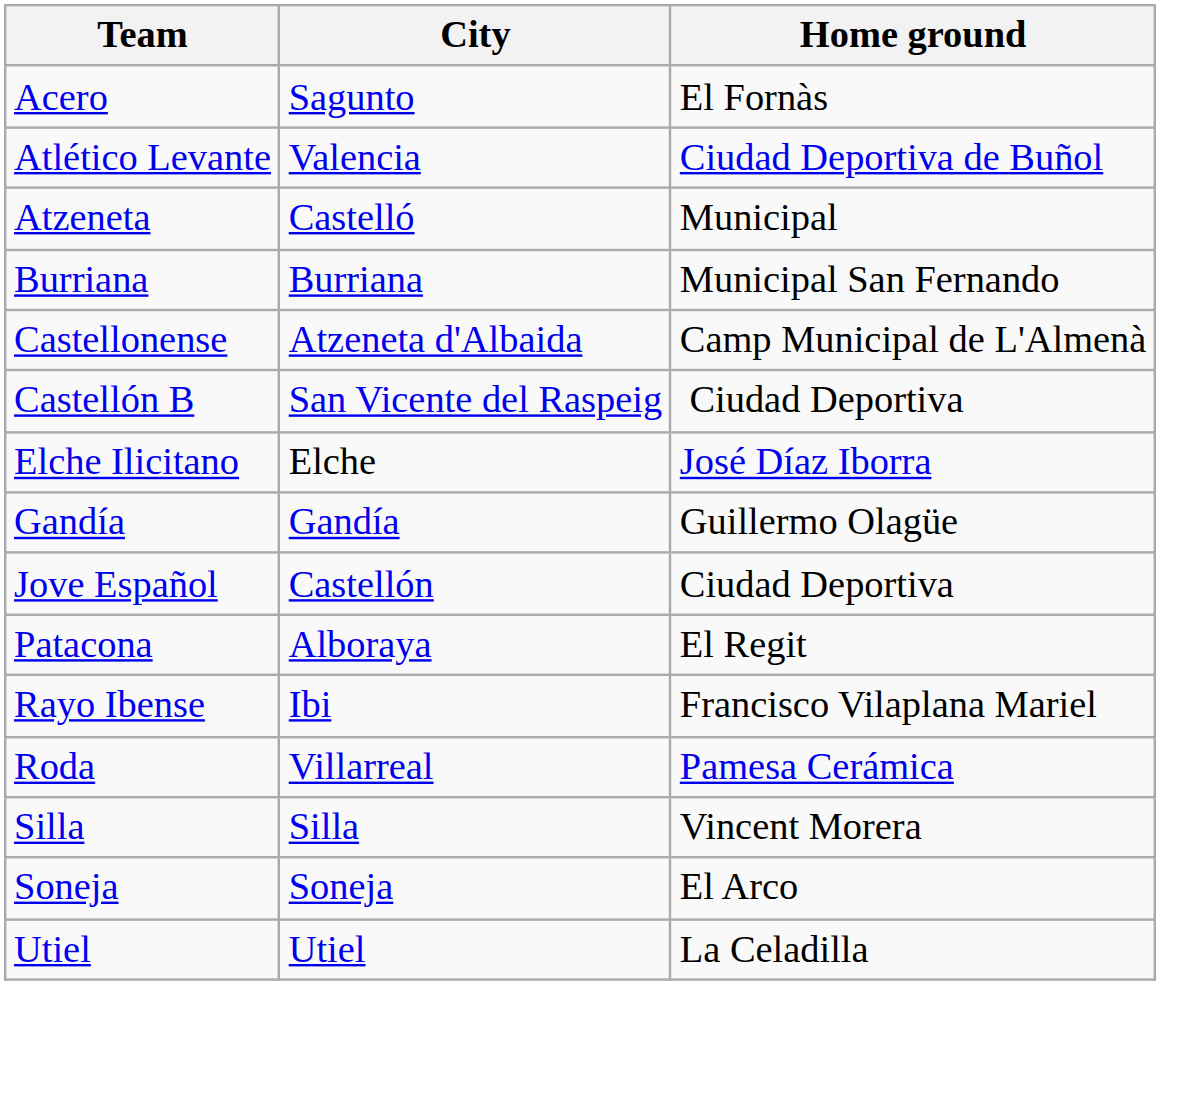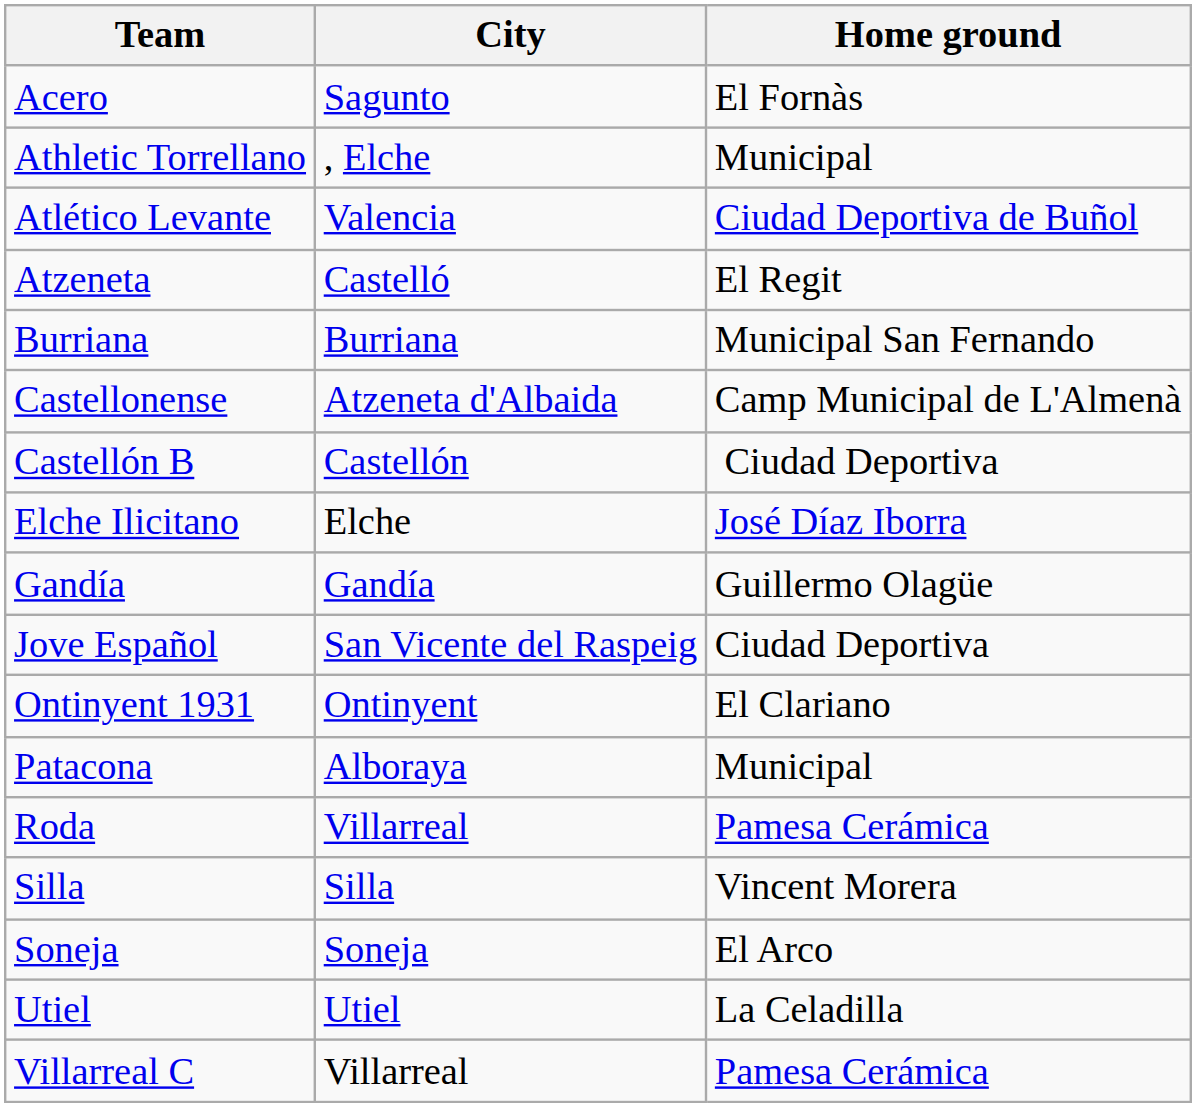+ row: (160, 156)
(759, 217) Municipal -> (778, 278) El Regit
(475, 400) San Vicente del Raspeig -> (396, 461) Castellón
(361, 583) Castellón -> (510, 643) San Vicente del Raspeig
+ row: (134, 704)
(743, 643) El Regit -> (794, 765) Municipal
- row: (109, 704)
+ row: (104, 1070)
